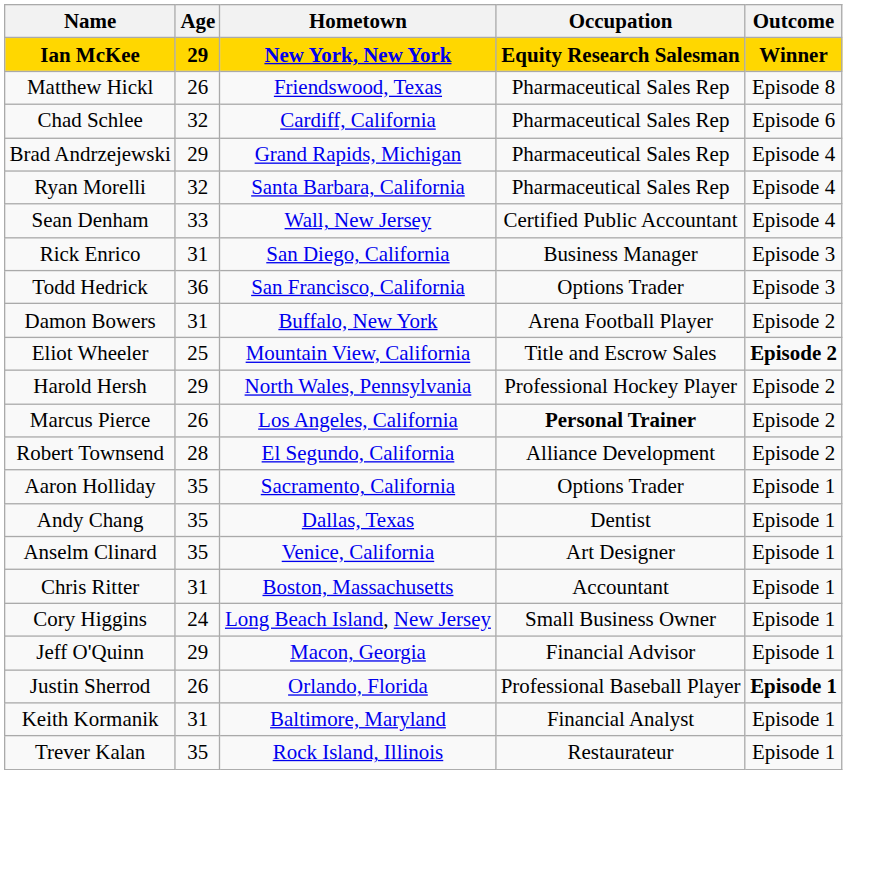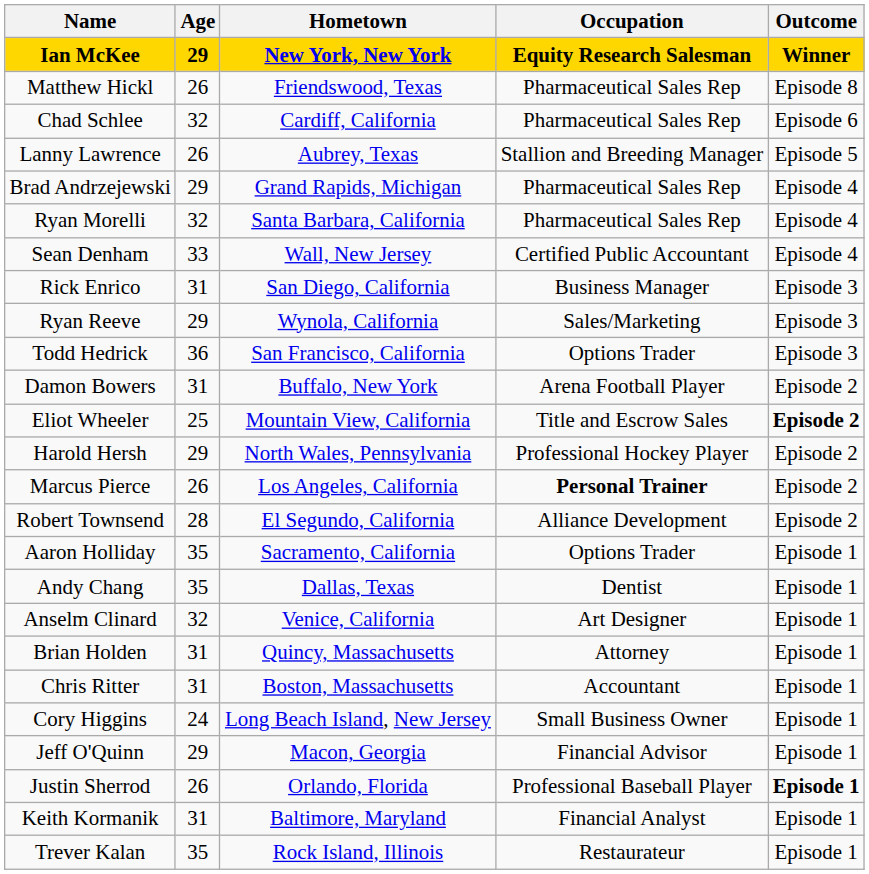+ row: (90, 154)
+ row: (90, 320)
(198, 552) 35 -> (198, 619) 32
+ row: (90, 652)
